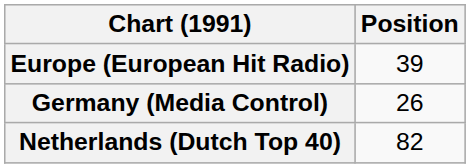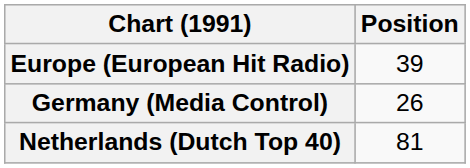(410, 142) 82 -> (410, 142) 81
